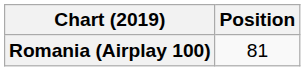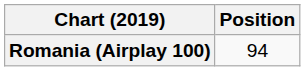(257, 50) 81 -> (257, 50) 94
